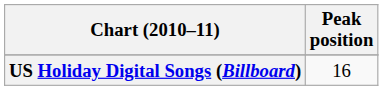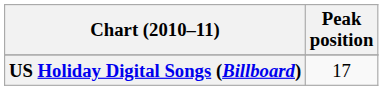(342, 70) 16 -> (342, 70) 17
